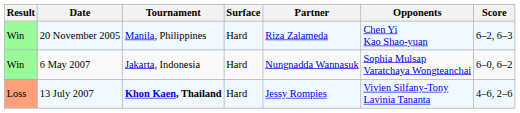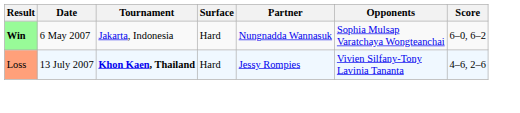- row: (80, 35)
(15, 64) normal -> (16, 35) bold
